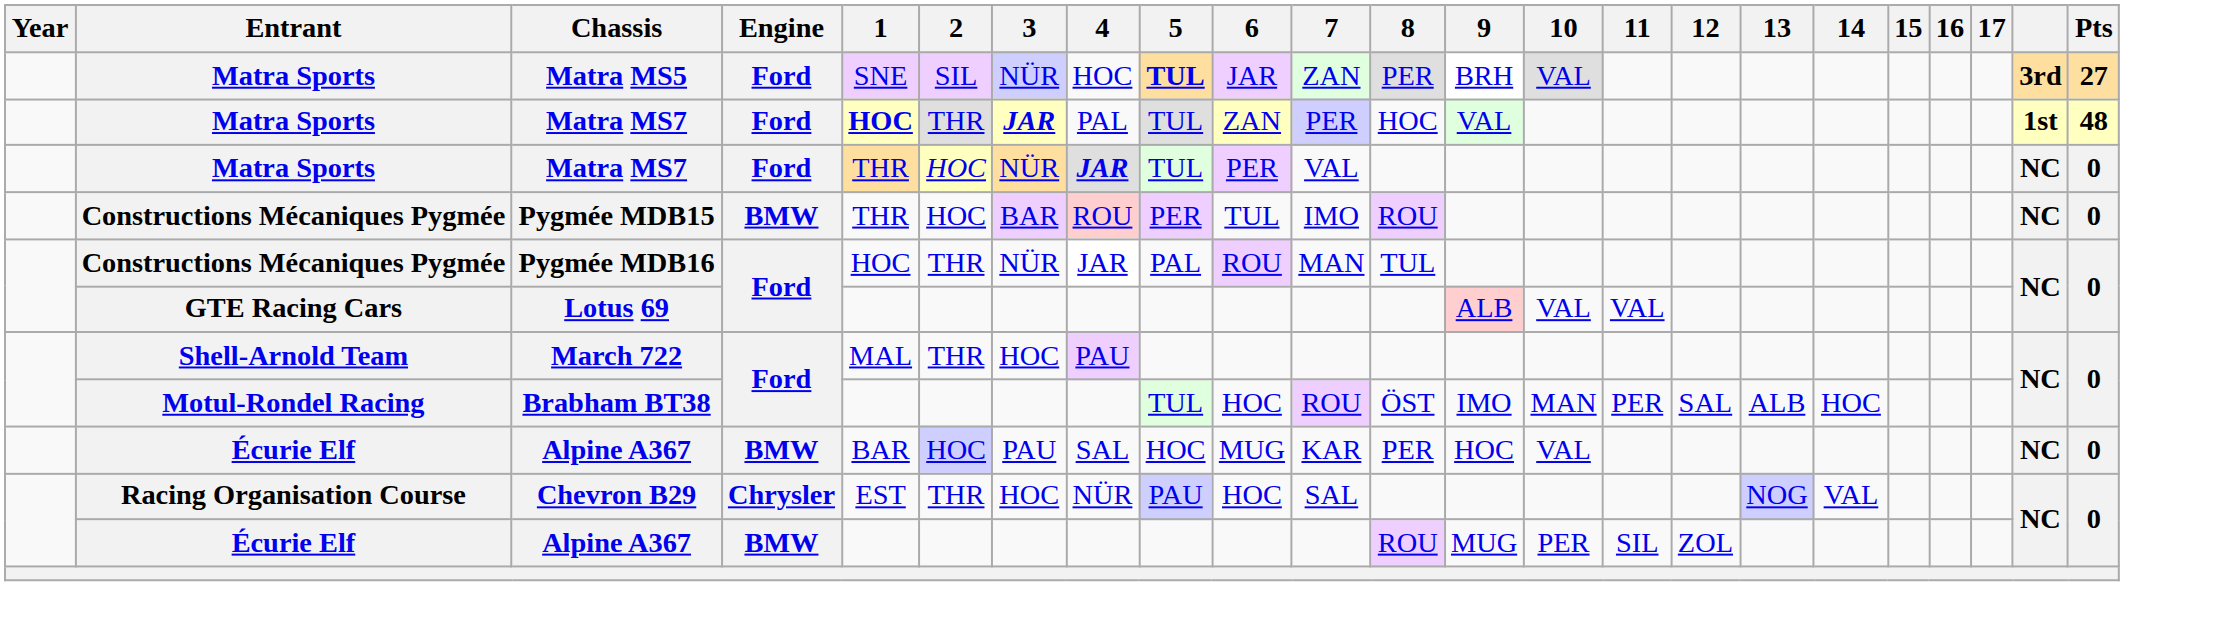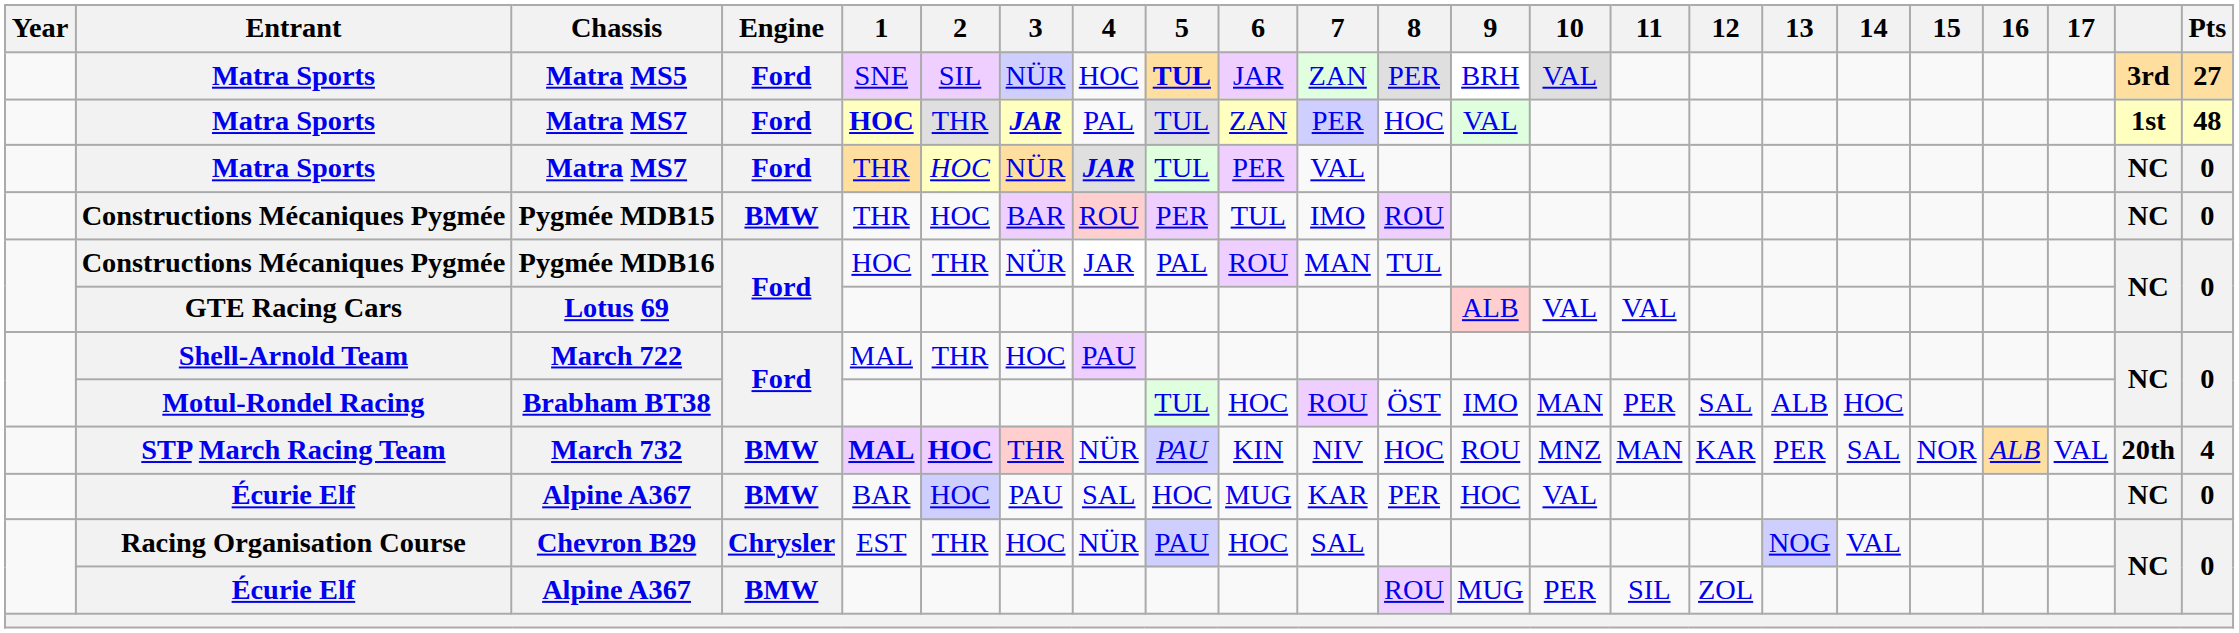+ row: (293, 449)
